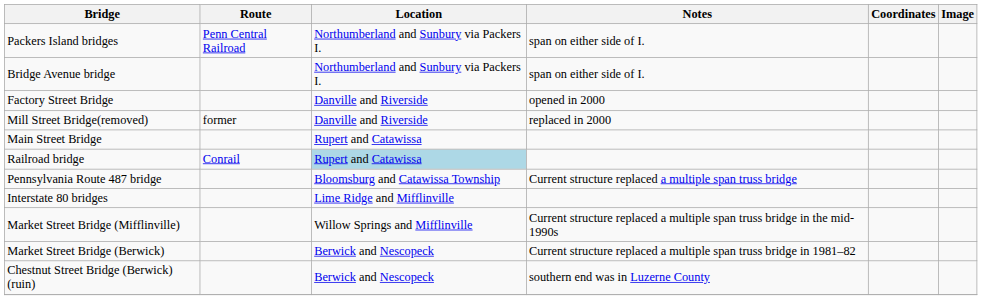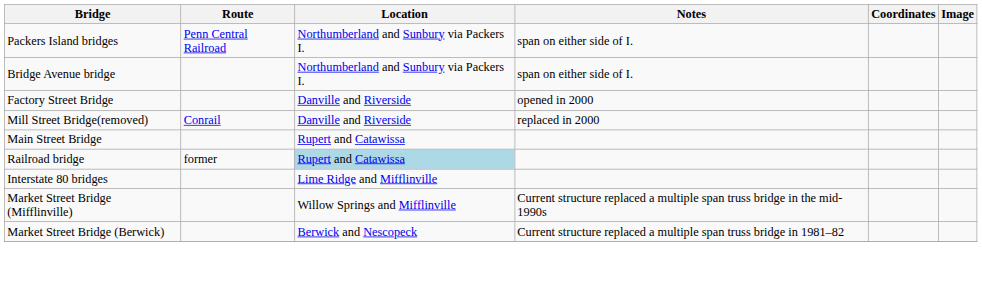(220, 120) former -> (202, 120) Conrail
(221, 159) Conrail -> (200, 159) former
- row: (84, 178)
- row: (90, 277)
